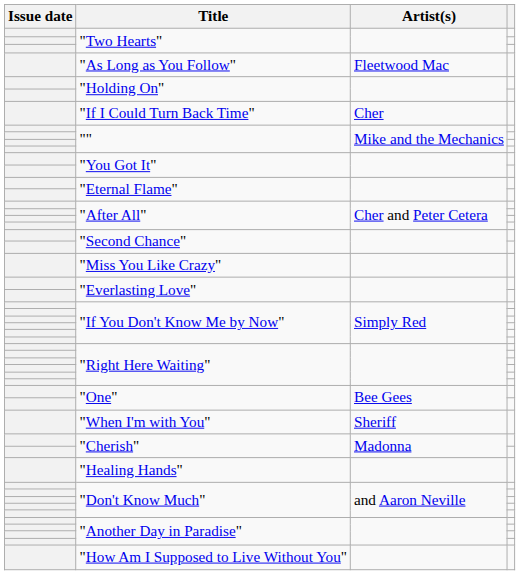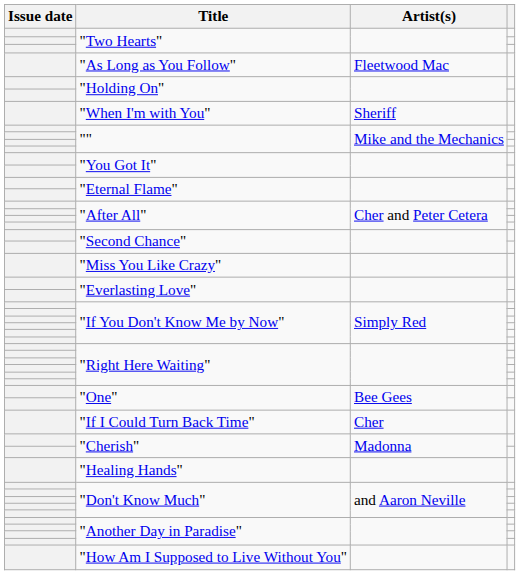rows swapped: (145, 421) <-> (167, 112)
